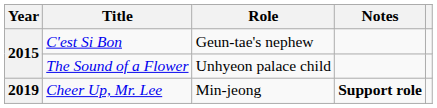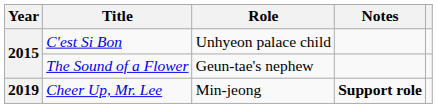(255, 41) Geun-tae's nephew -> (263, 41) Unhyeon palace child
(263, 66) Unhyeon palace child -> (255, 66) Geun-tae's nephew
